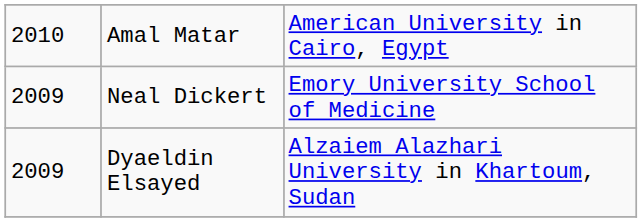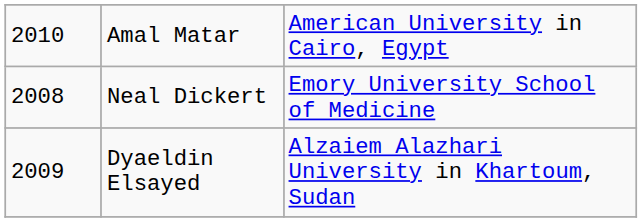(38, 98) 2009 -> (38, 98) 2008
